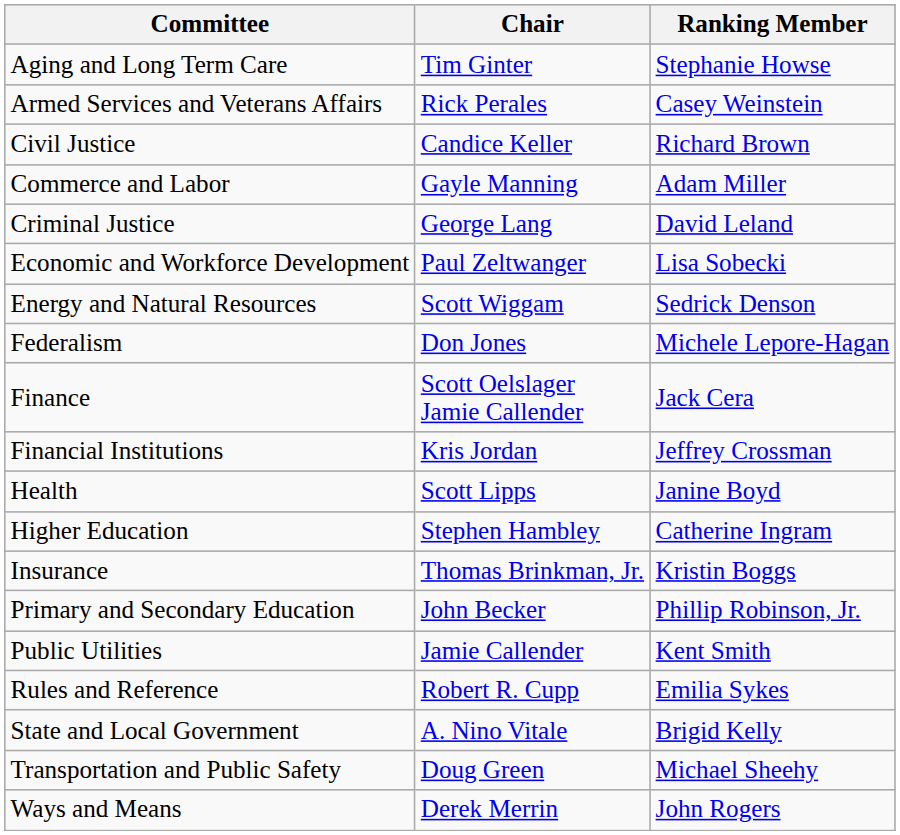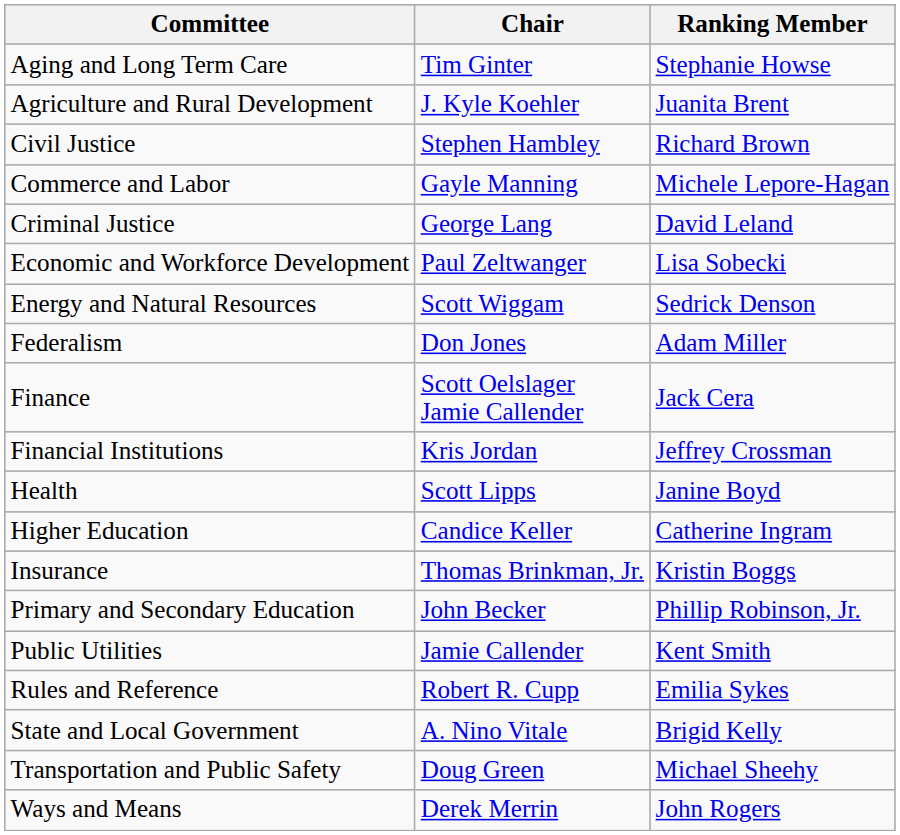+ row: (192, 104)
- row: (196, 104)
(496, 143) Candice Keller -> (510, 143) Stephen Hambley
(721, 183) Adam Miller -> (772, 183) Michele Lepore-Hagan
(772, 343) Michele Lepore-Hagan -> (721, 343) Adam Miller
(510, 530) Stephen Hambley -> (496, 530) Candice Keller
